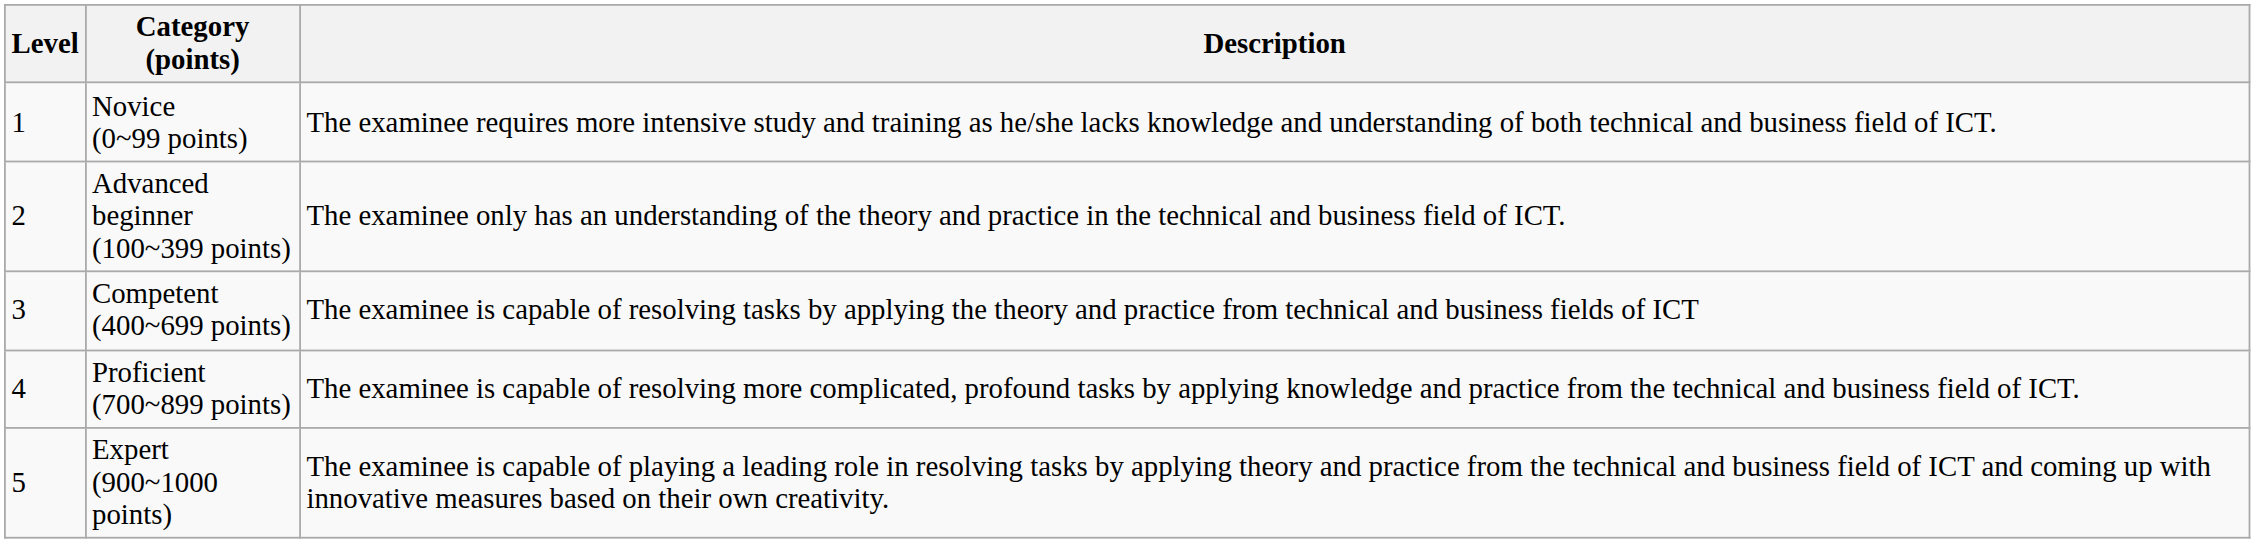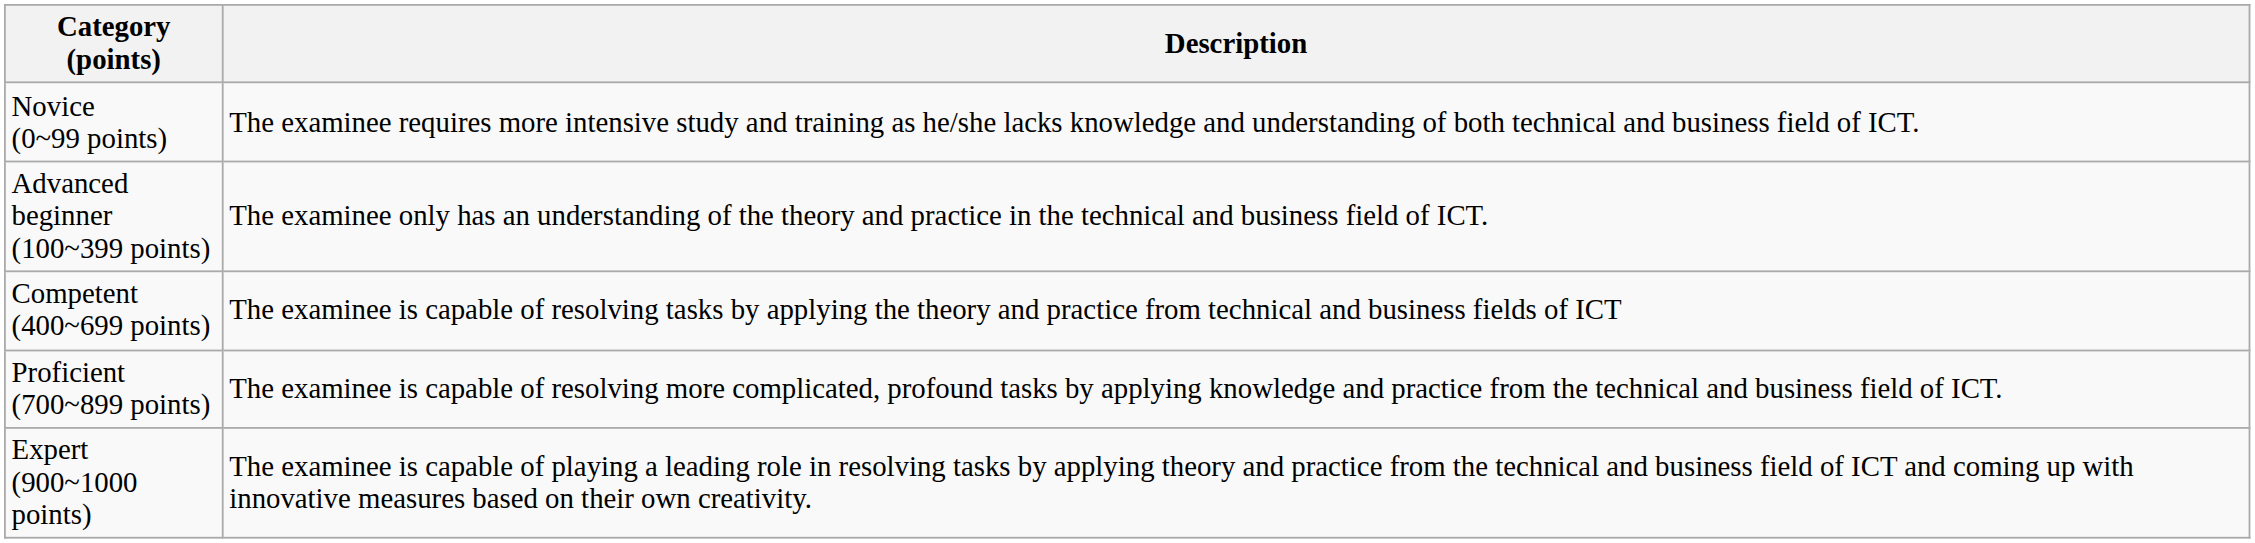- column: (45, 43)
